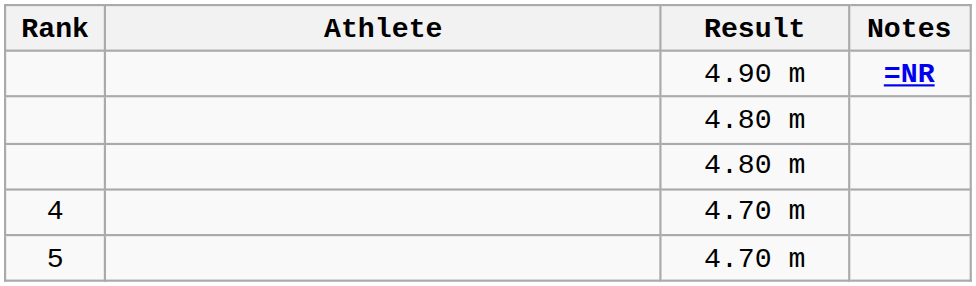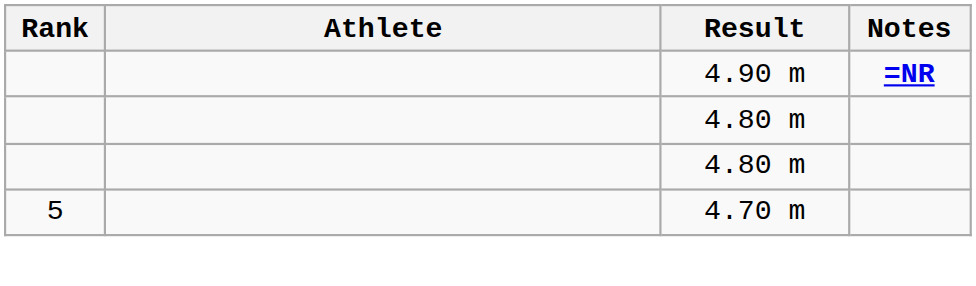- row: (55, 212)
